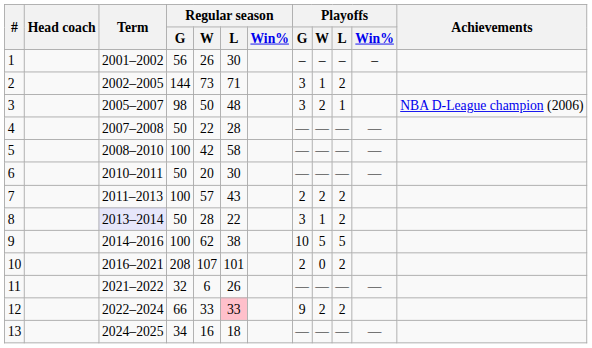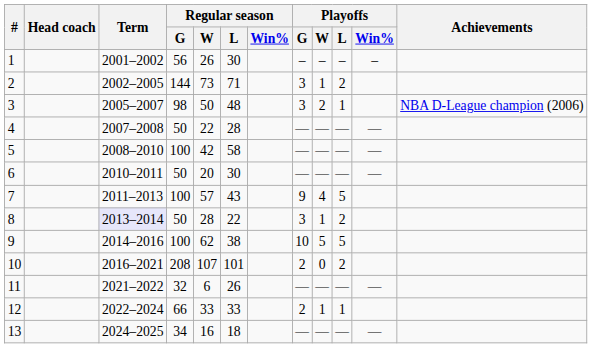(302, 196) 2 -> (302, 196) 9
(322, 196) 2 -> (322, 196) 4
(342, 196) 2 -> (342, 196) 5
(234, 309) pink background -> (234, 309) no background
(302, 309) 9 -> (302, 309) 2
(322, 309) 2 -> (322, 309) 1
(342, 309) 2 -> (342, 309) 1
